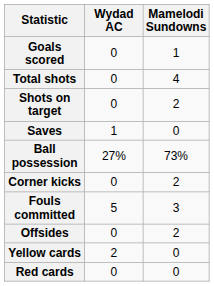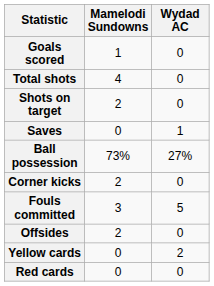columns swapped: (176, 20) <-> (114, 20)
